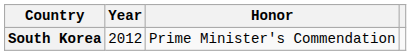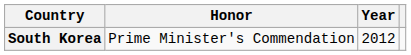columns swapped: (125, 16) <-> (272, 16)
